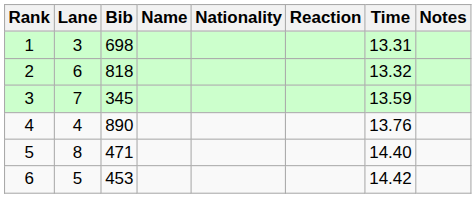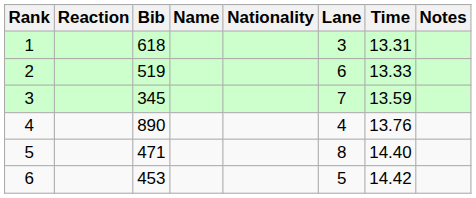columns swapped: (78, 17) <-> (326, 17)
(119, 44) 698 -> (151, 44) 618
(119, 71) 818 -> (151, 71) 519
(390, 71) 13.32 -> (390, 71) 13.33
